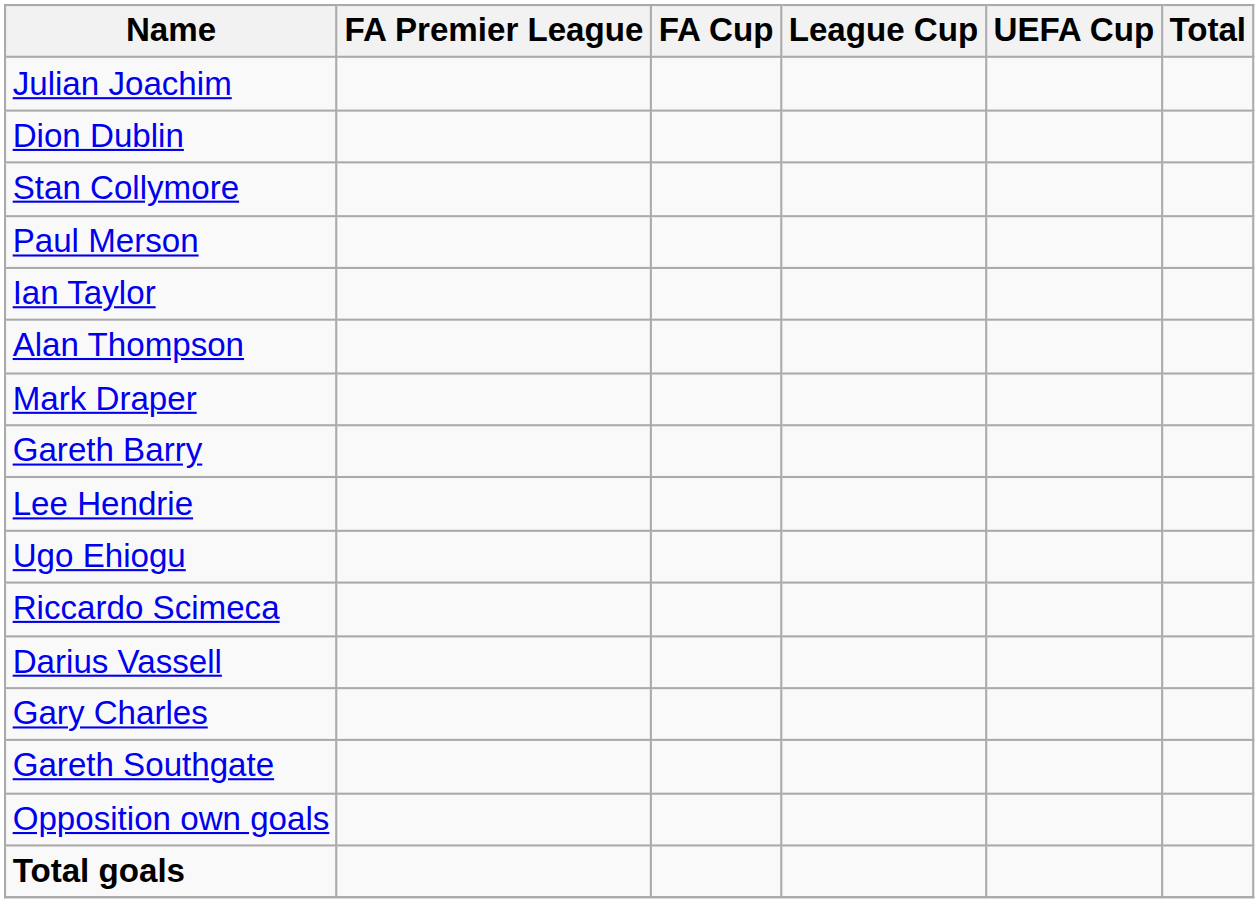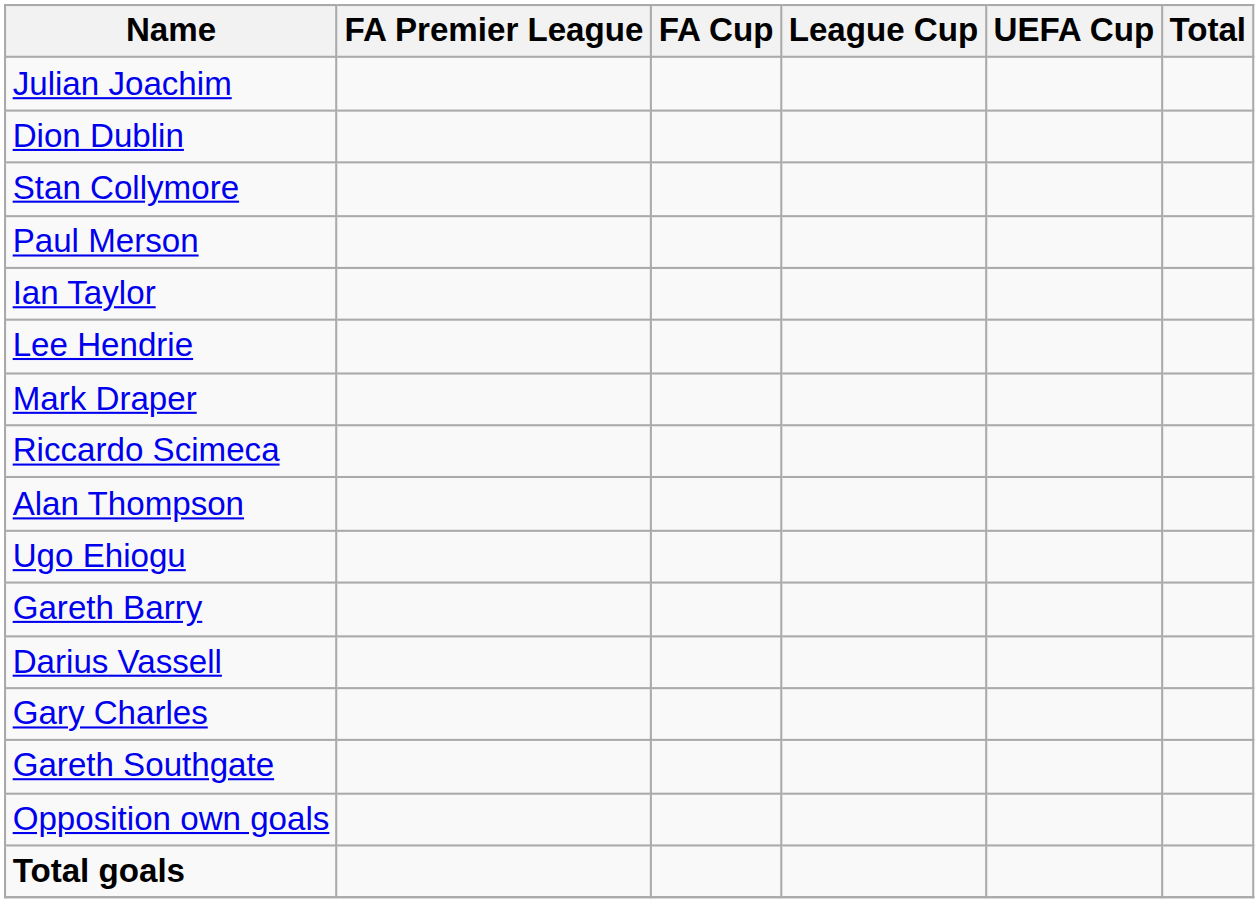rows swapped: (103, 503) <-> (128, 345)
rows swapped: (107, 450) <-> (146, 608)
